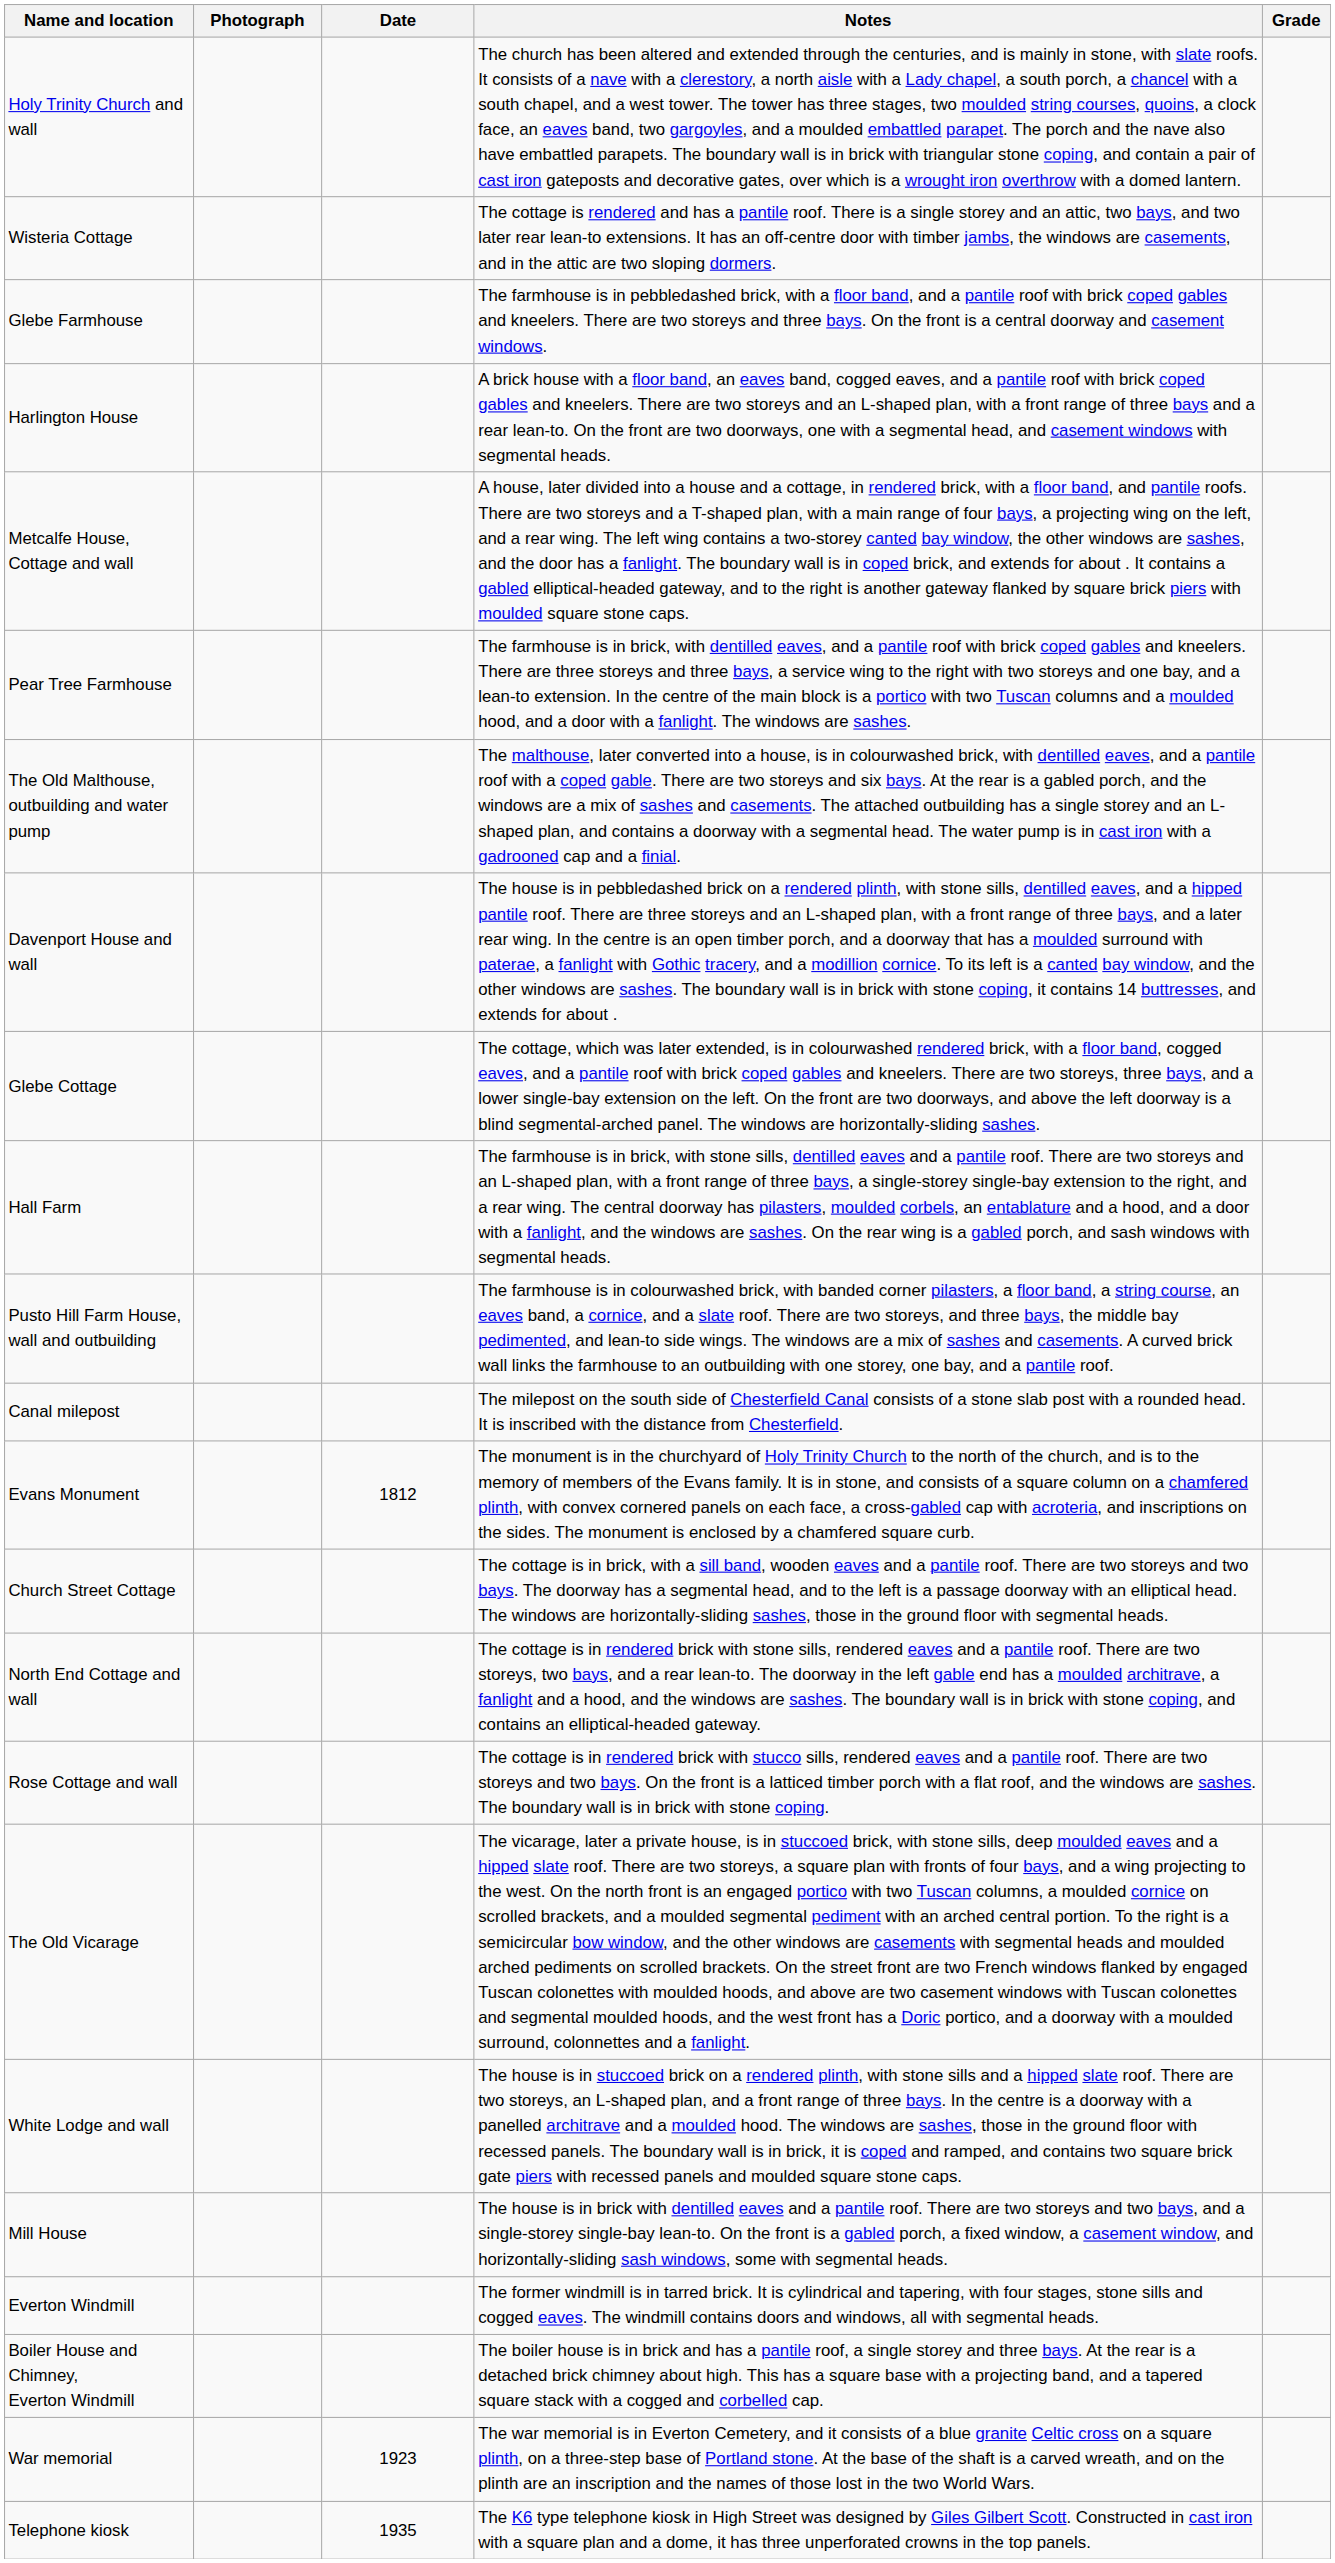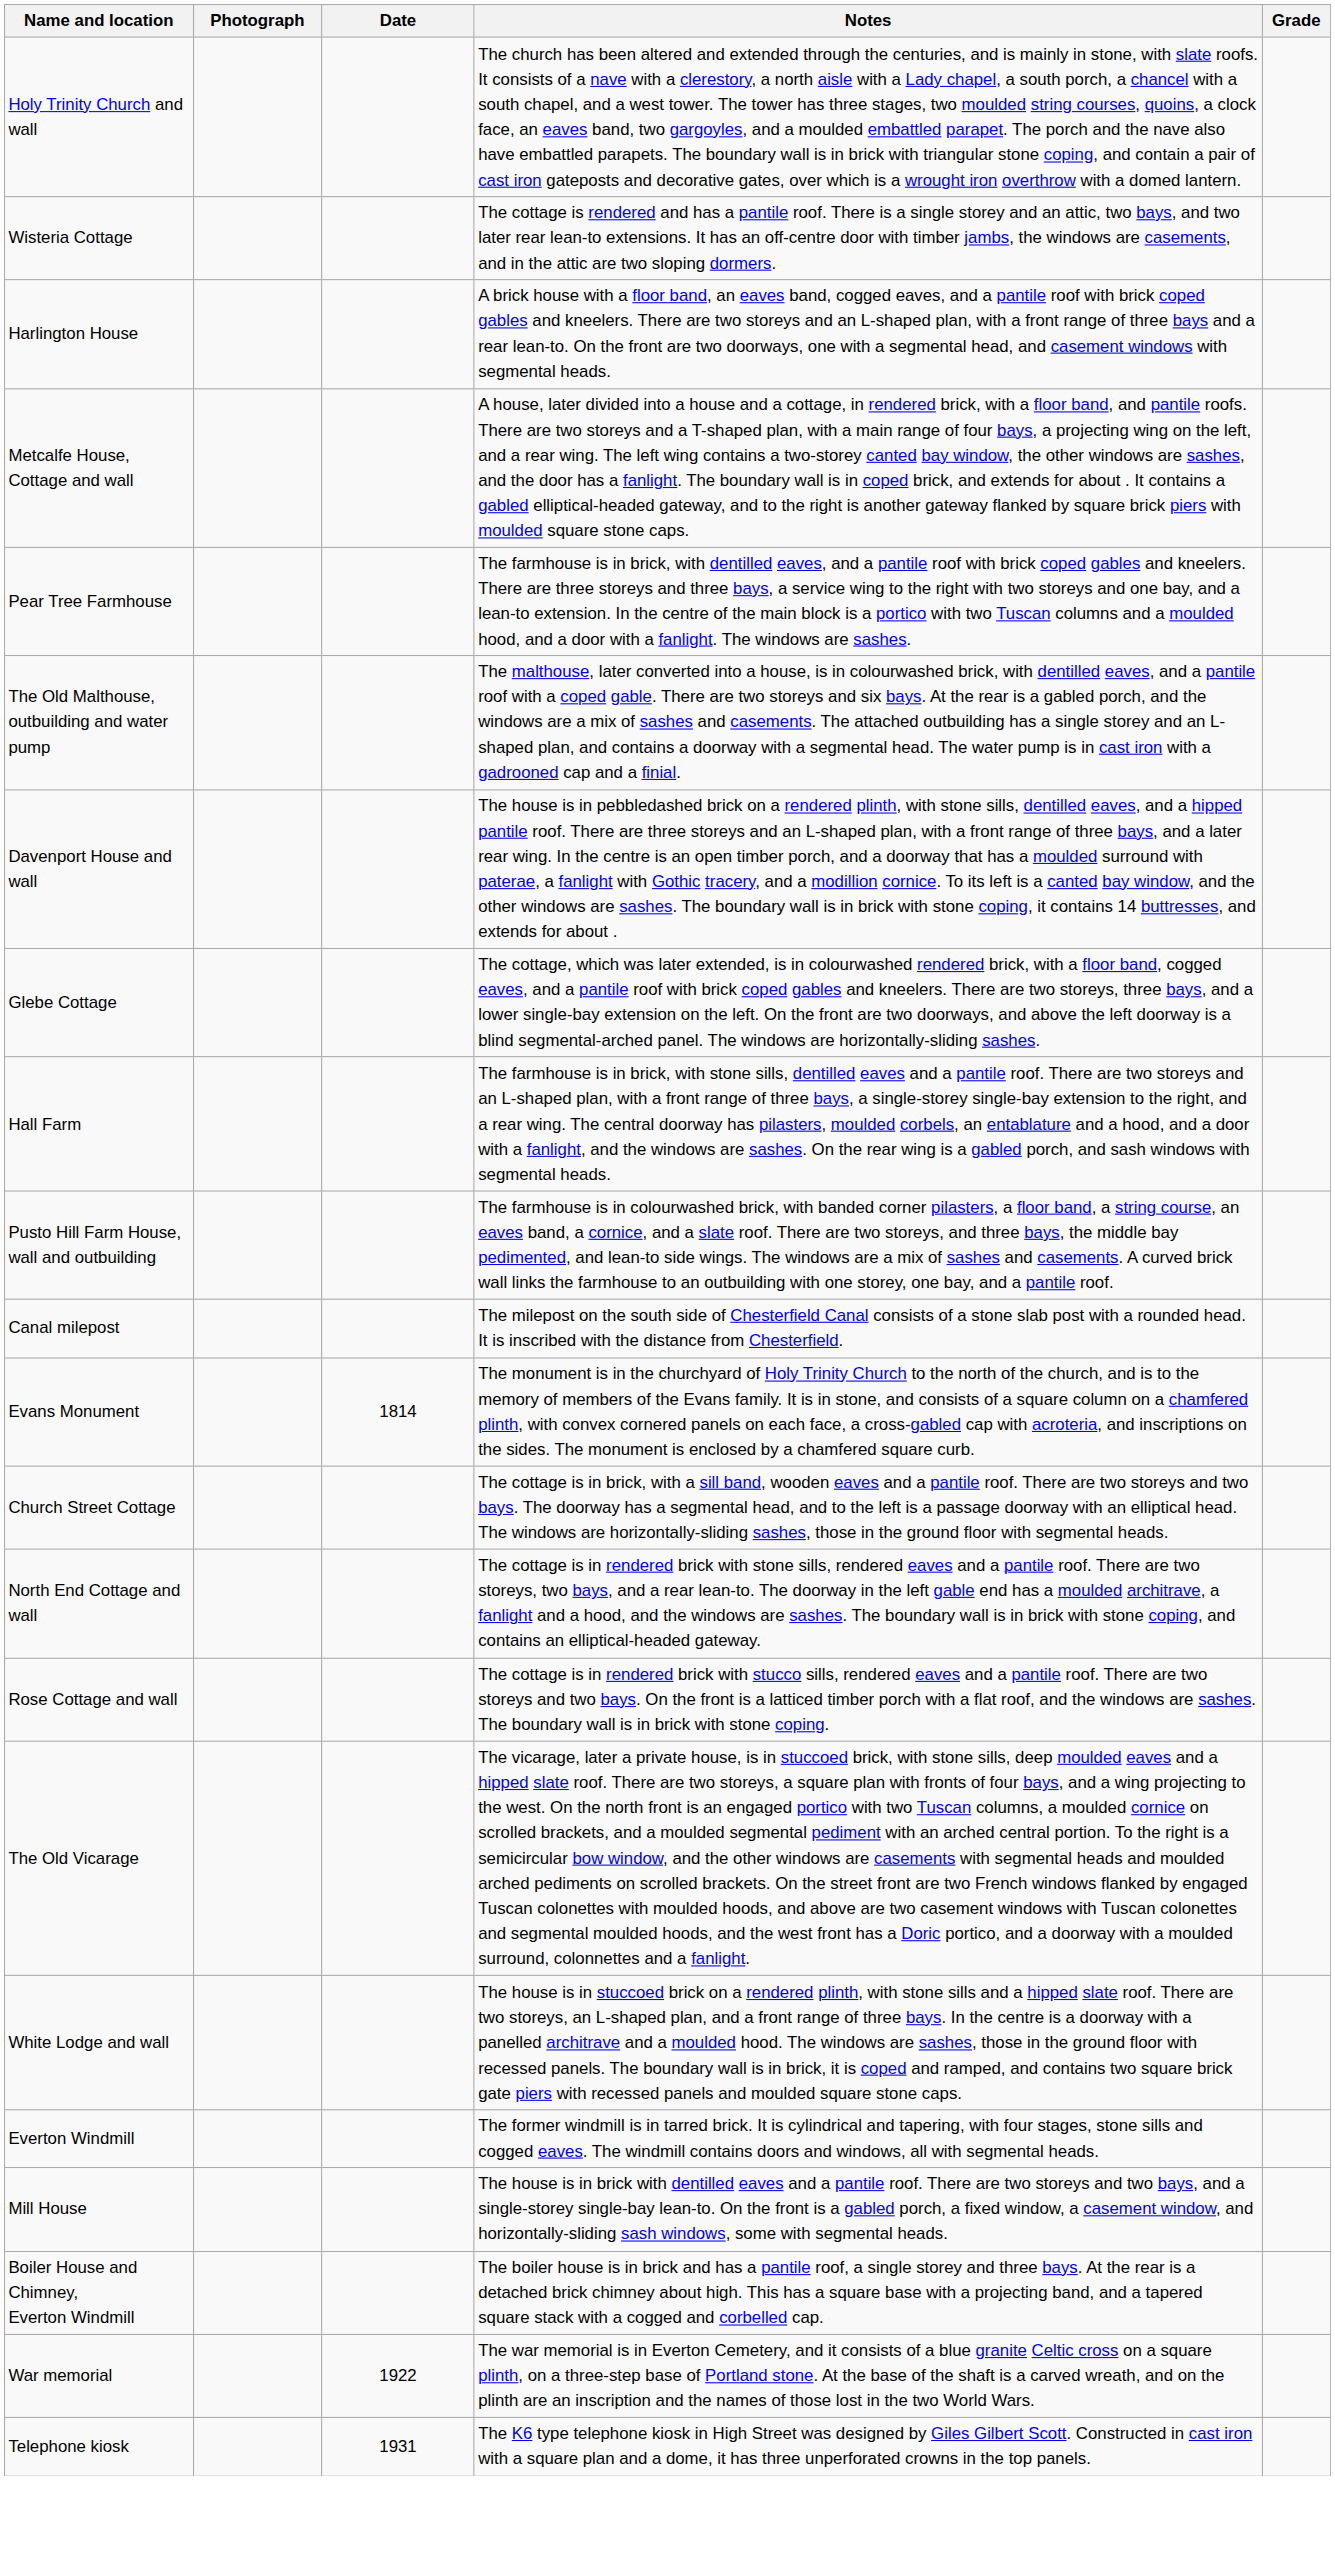- row: (76, 321)
(398, 1495) 1812 -> (398, 1411) 1814
rows swapped: (48, 2234) <-> (71, 2305)
(398, 2459) 1923 -> (398, 2375) 1922
(398, 2530) 1935 -> (398, 2446) 1931
